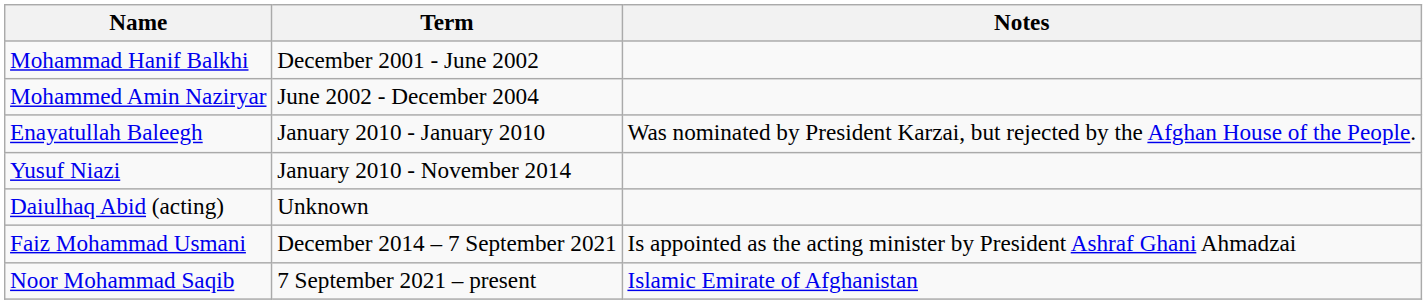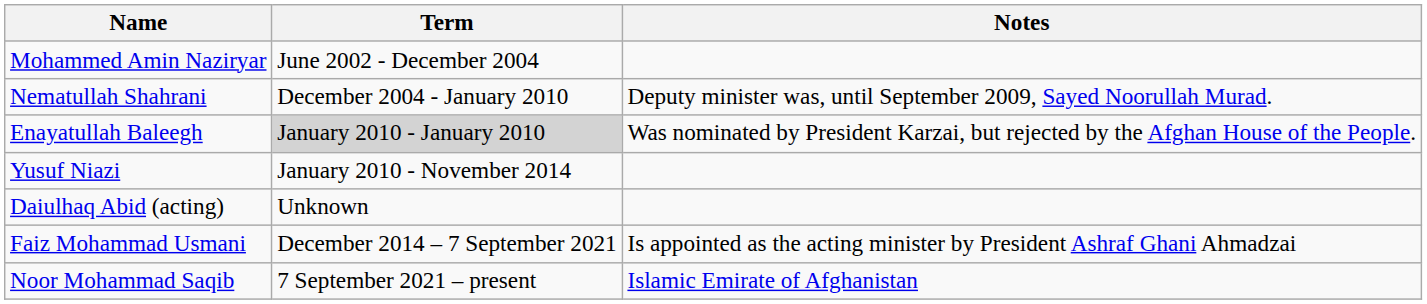- row: (129, 59)
+ row: (108, 96)
(411, 133) no background -> (411, 133) lightgrey background
